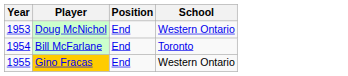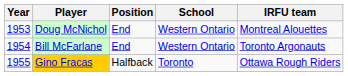+ column: (290, 12)
(176, 46) Toronto -> (196, 46) Western Ontario
(121, 63) End -> (132, 63) Halfback
(196, 63) Western Ontario -> (176, 63) Toronto
